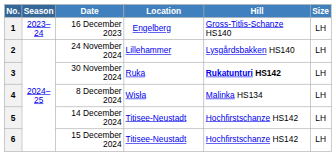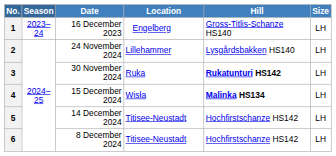(99, 95) 8 December 2024 -> (96, 95) 15 December 2024
(234, 95) normal -> (235, 95) bold
(96, 140) 15 December 2024 -> (99, 140) 8 December 2024
